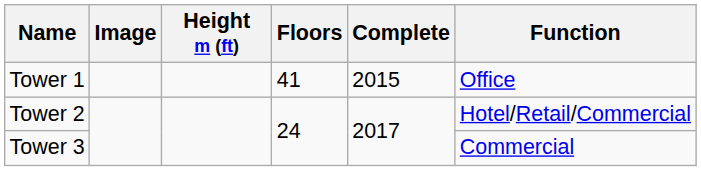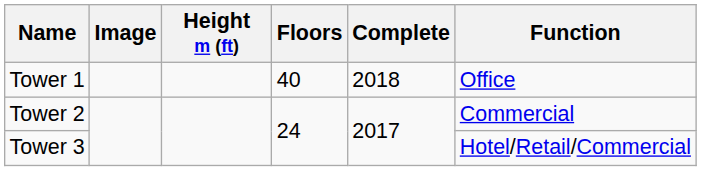(289, 79) 41 -> (289, 79) 40
(376, 79) 2015 -> (376, 79) 2018
(575, 113) Hotel/Retail/Commercial -> (517, 113) Commercial
(517, 147) Commercial -> (575, 147) Hotel/Retail/Commercial
